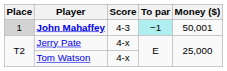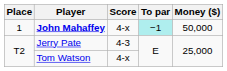(19, 27) lightgrey background -> (19, 27) no background
(123, 27) 4-3 -> (123, 27) 4-x
(197, 27) 50,001 -> (197, 27) 50,000
(123, 43) 4-x -> (123, 43) 4-3
